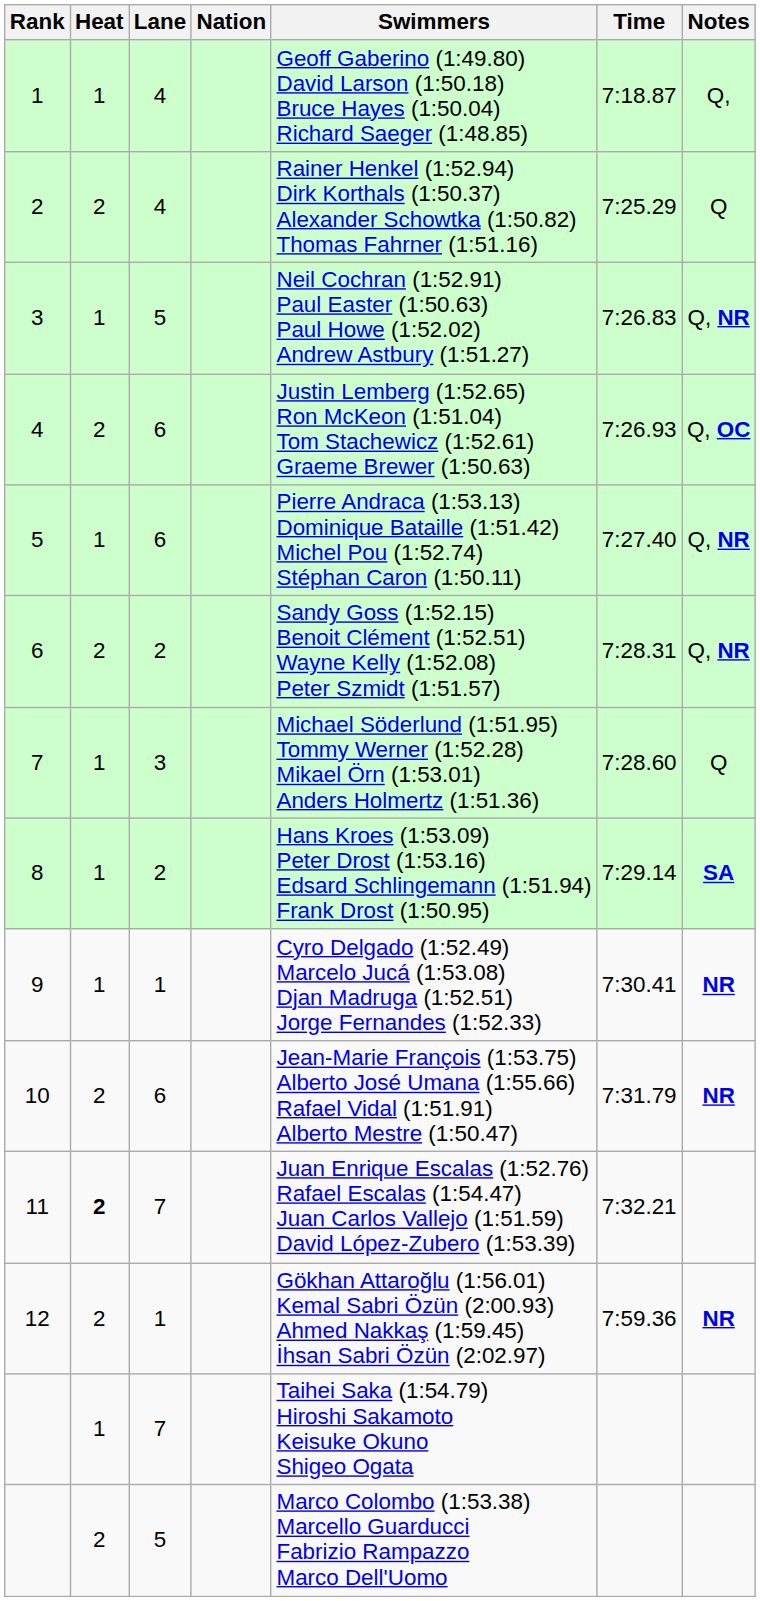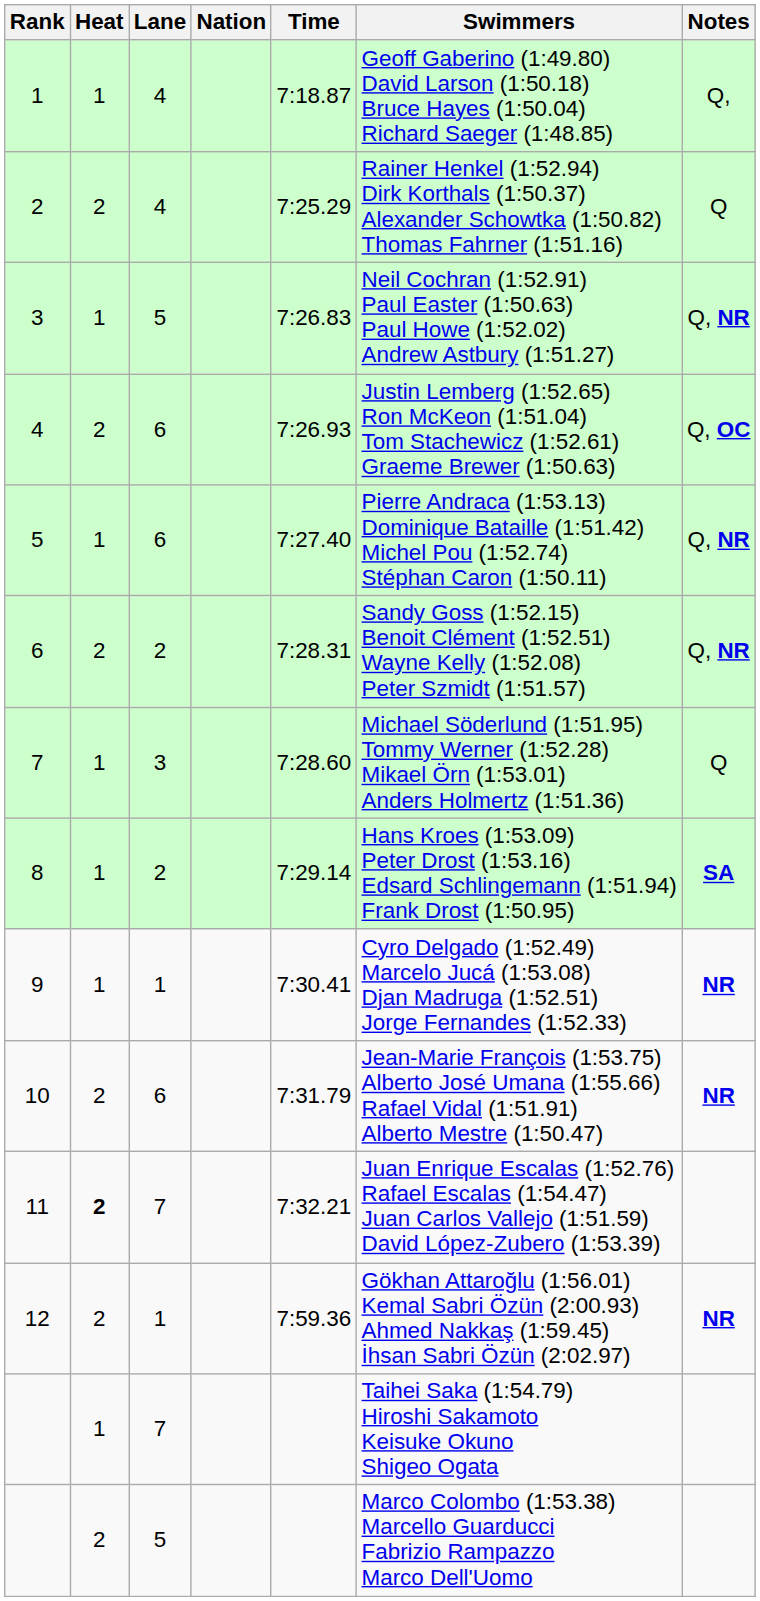columns swapped: (434, 22) <-> (639, 22)
